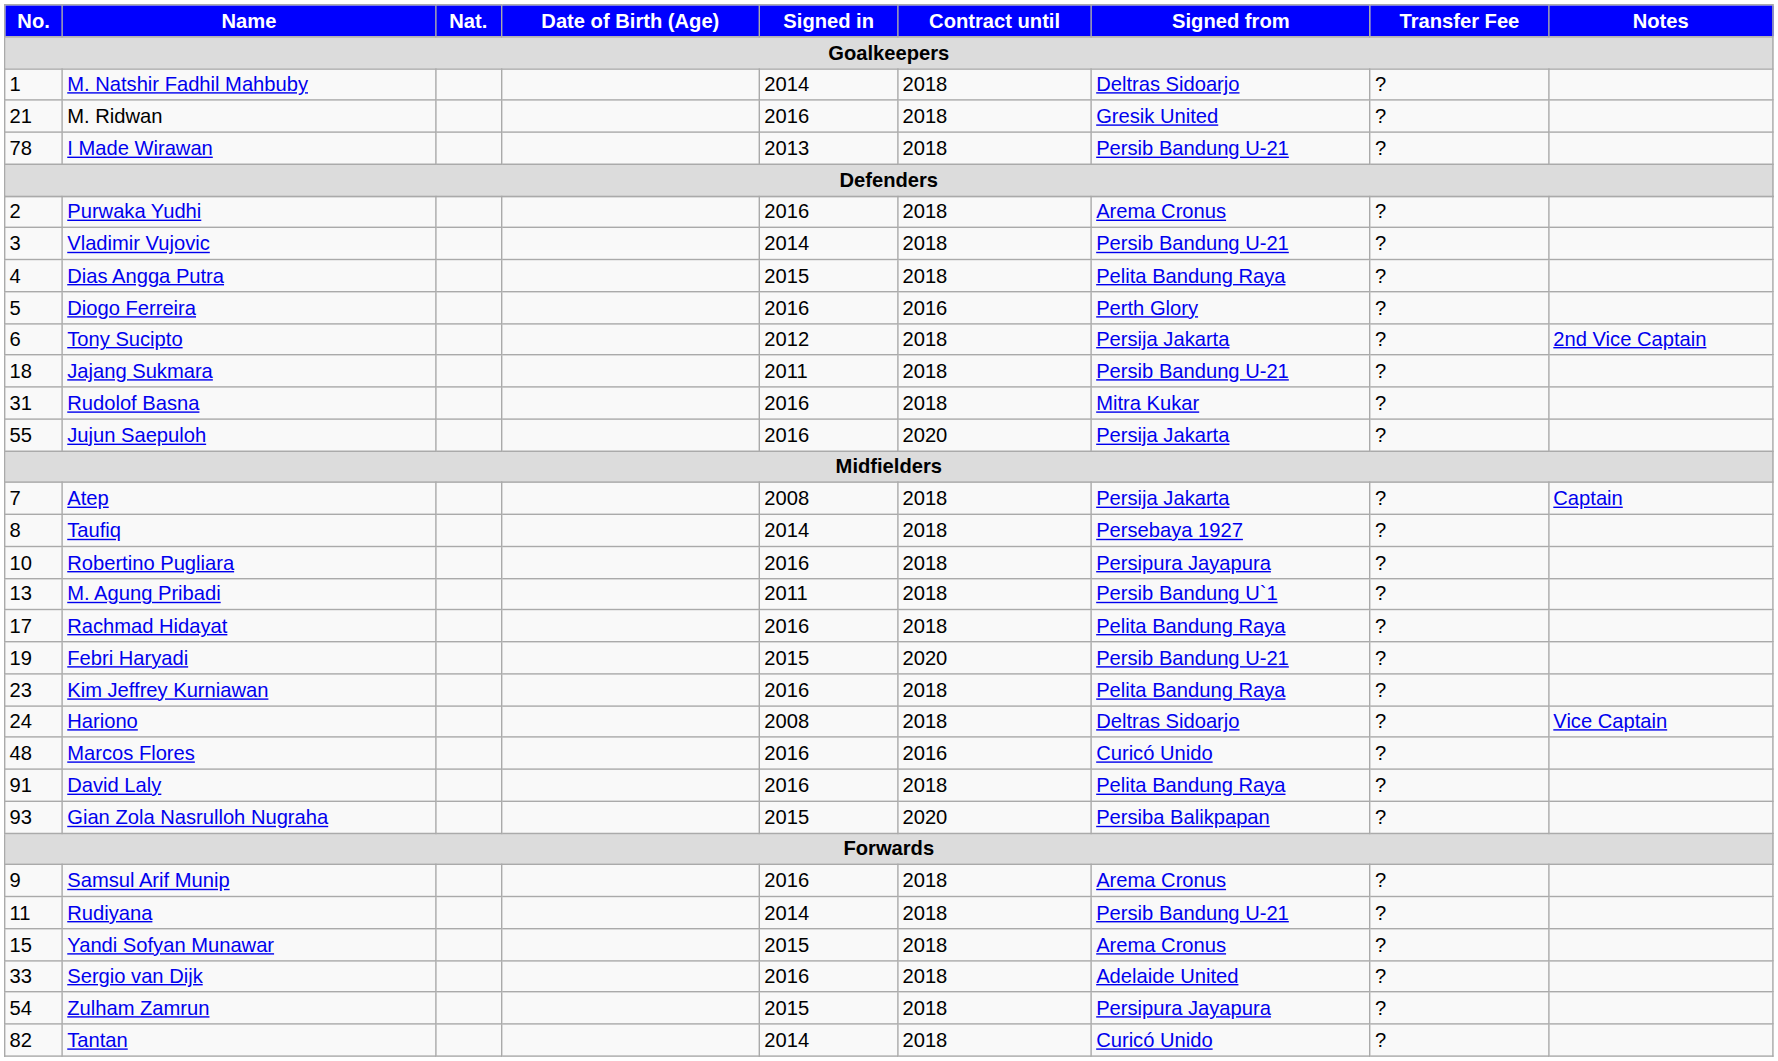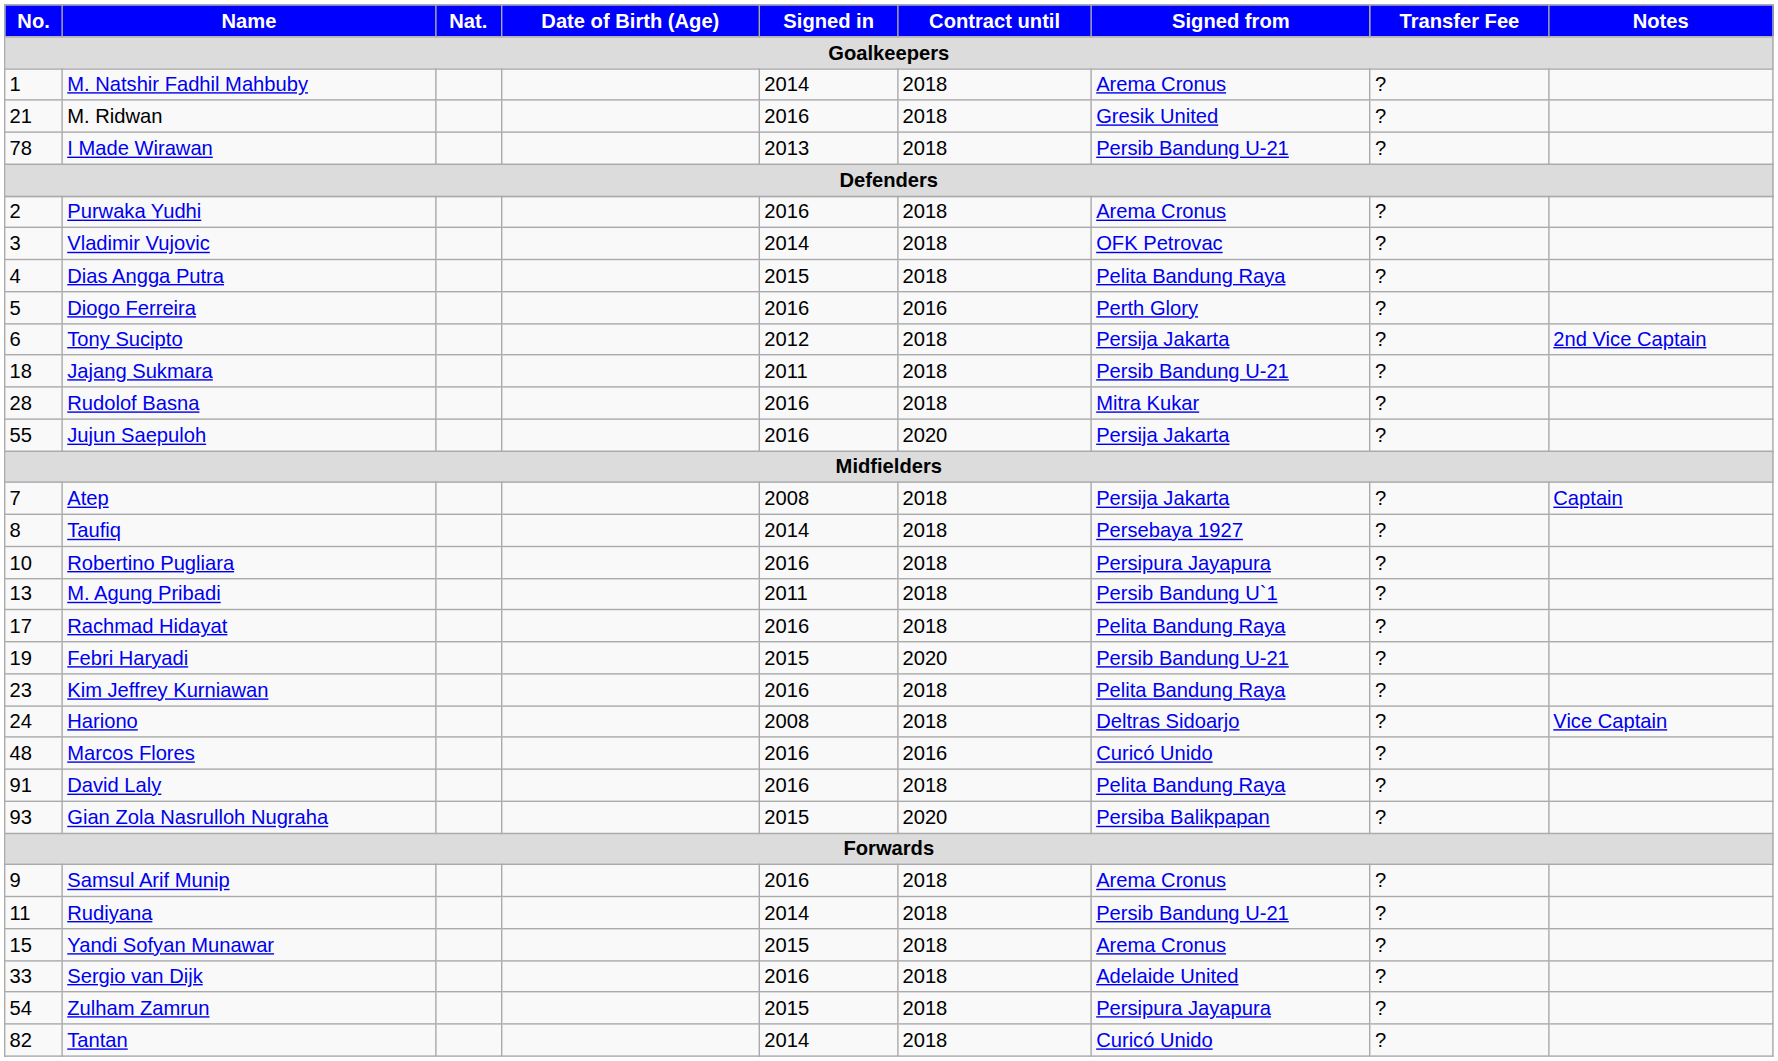(1168, 85) Deltras Sidoarjo -> (1161, 85) Arema Cronus
(1193, 244) Persib Bandung U-21 -> (1159, 244) OFK Petrovac
(21, 403) 31 -> (21, 403) 28
